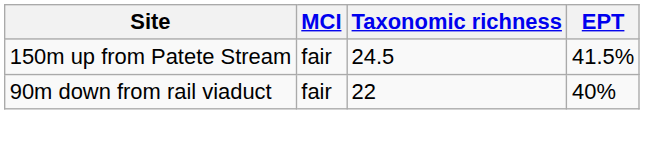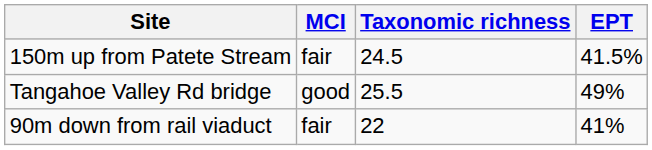+ row: (141, 91)
(594, 91) 40% -> (603, 126) 41%
